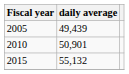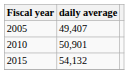(73, 28) 49,439 -> (73, 28) 49,407
(73, 61) 55,132 -> (73, 61) 54,132
